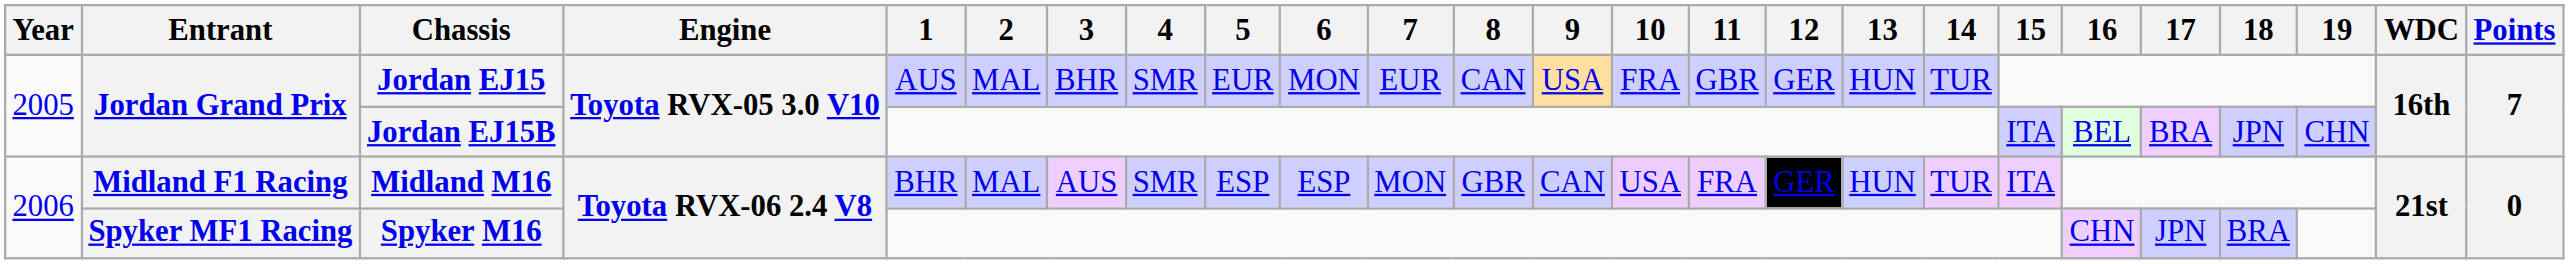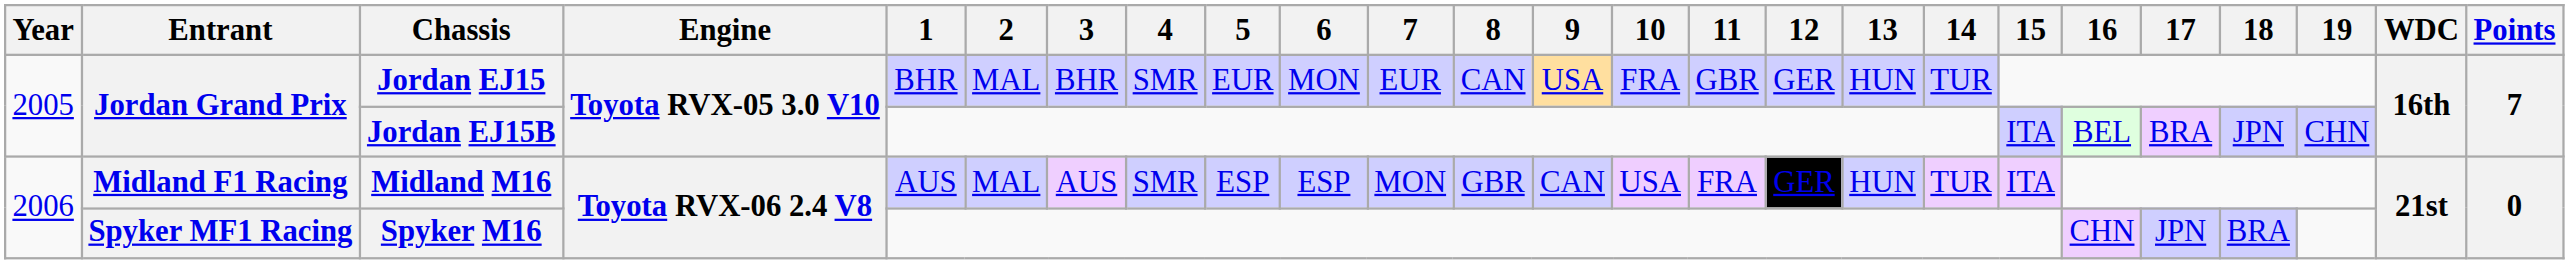(926, 80) AUS -> (926, 80) BHR
(926, 181) BHR -> (926, 181) AUS
